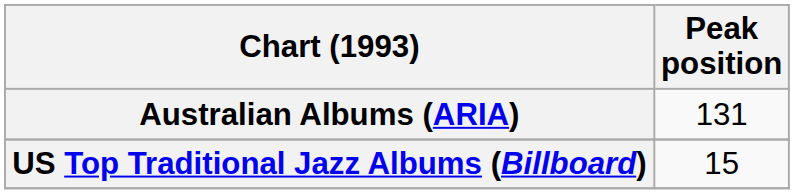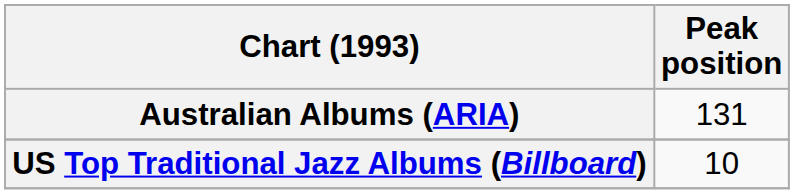(722, 163) 15 -> (722, 163) 10
